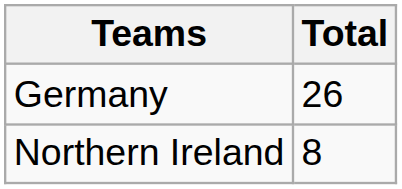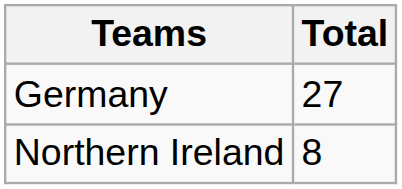(322, 93) 26 -> (322, 93) 27
